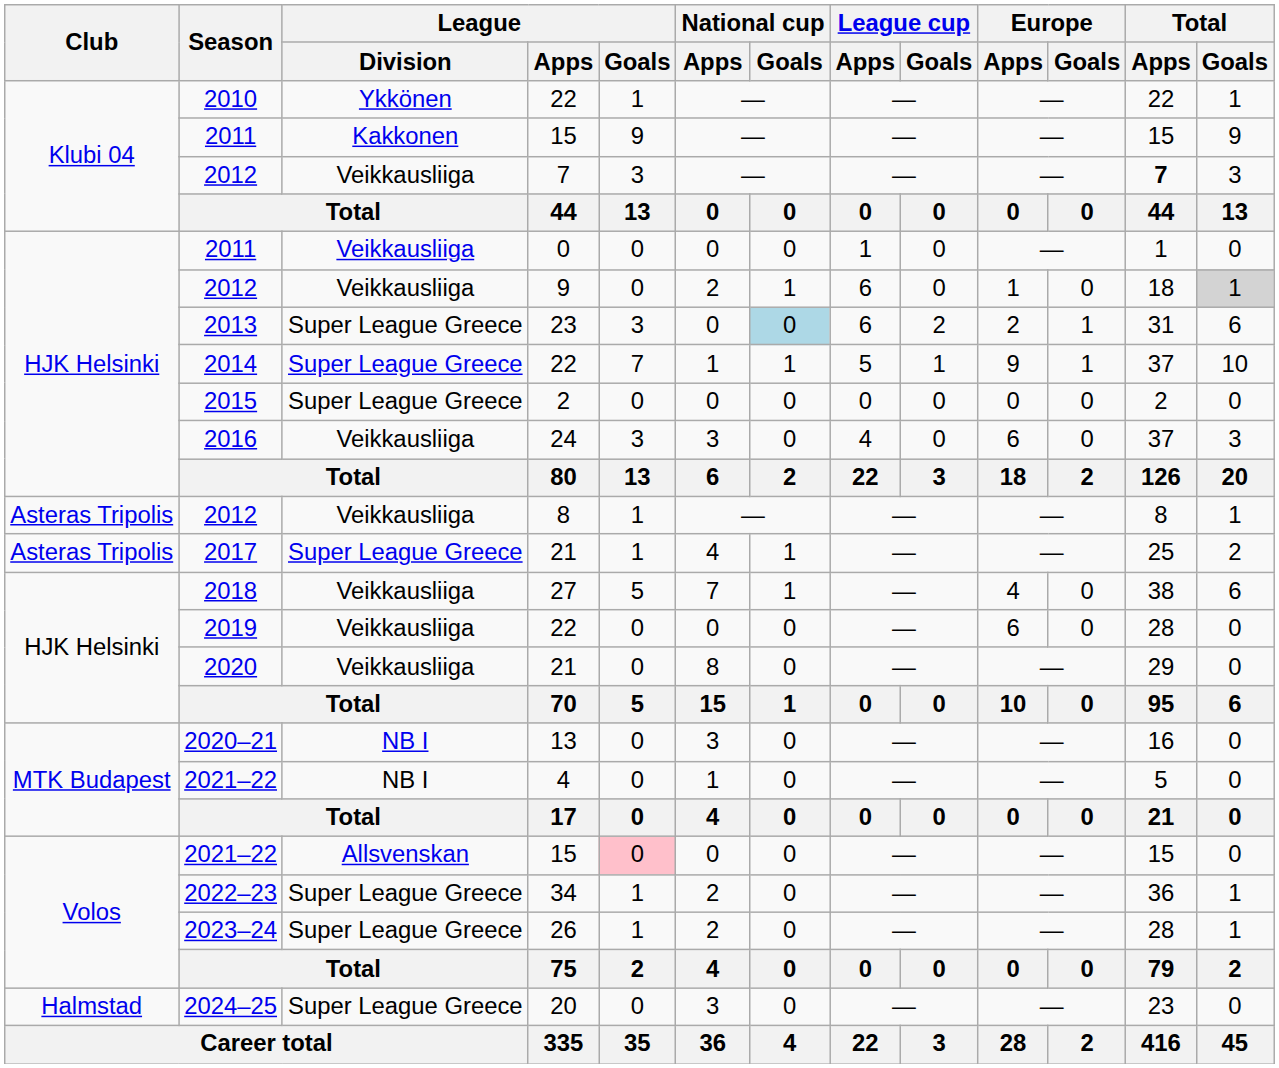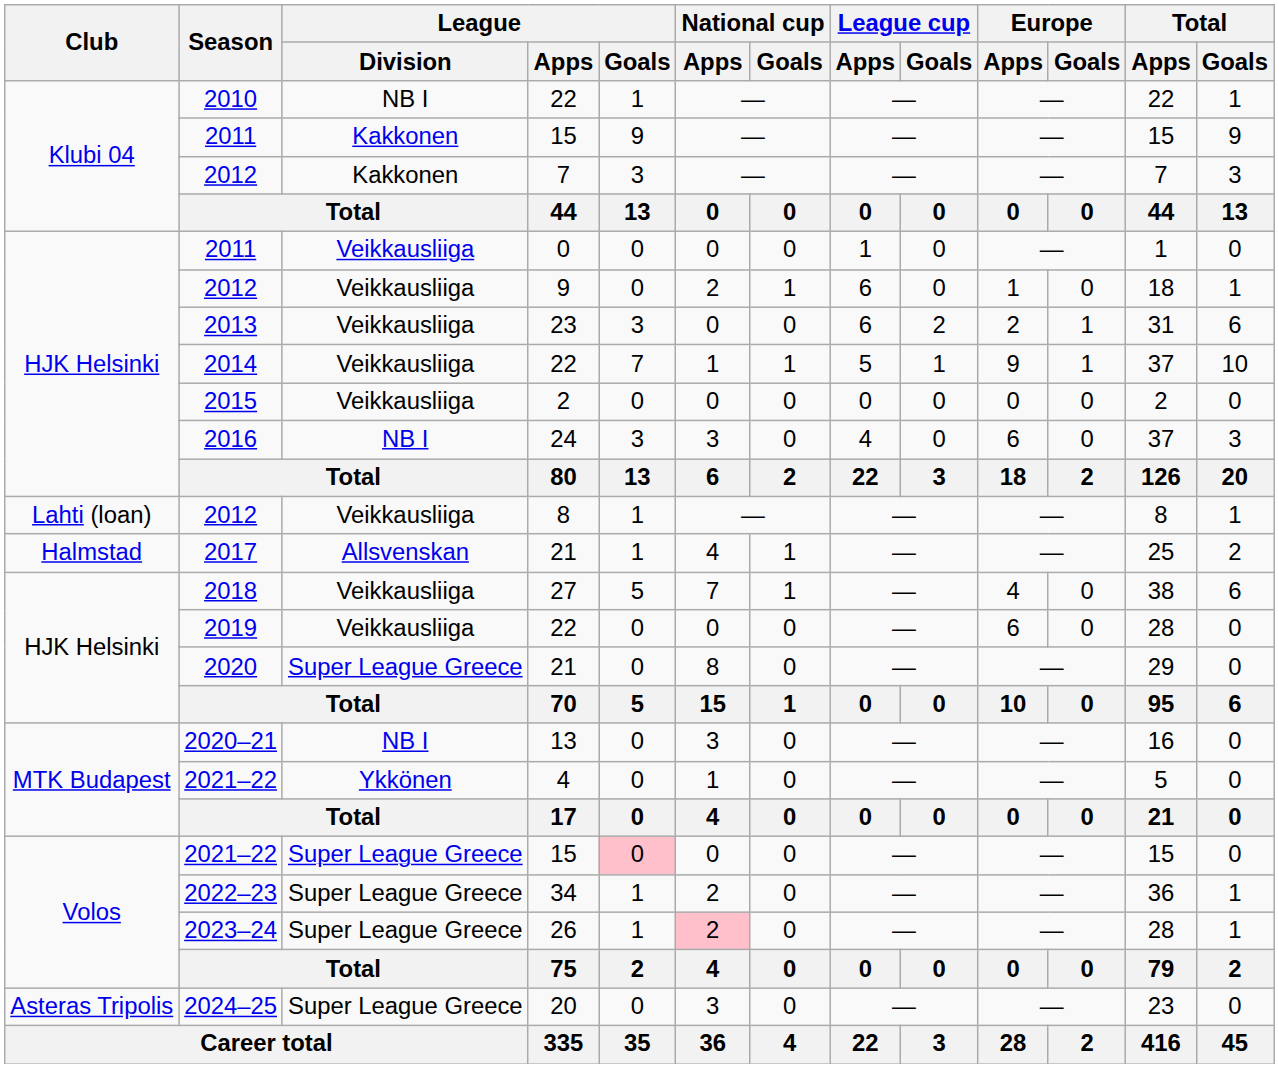(405, 99) Ykkönen -> (405, 99) NB I
(405, 174) Veikkausliiga -> (405, 174) Kakkonen
(1161, 174) bold -> (1161, 174) normal
(1235, 288) lightgrey background -> (1235, 288) no background
(405, 325) Super League Greece -> (405, 325) Veikkausliiga
(790, 325) lightblue background -> (790, 325) no background
(405, 363) Super League Greece -> (405, 363) Veikkausliiga
(405, 401) Super League Greece -> (405, 401) Veikkausliiga
(405, 439) Veikkausliiga -> (405, 439) NB I
(92, 514) Asteras Tripolis -> (92, 514) Lahti (loan)
(92, 552) Asteras Tripolis -> (92, 552) Halmstad
(405, 552) Super League Greece -> (405, 552) Allsvenskan
(405, 666) Veikkausliiga -> (405, 666) Super League Greece
(405, 779) NB I -> (405, 779) Ykkönen
(405, 855) Allsvenskan -> (405, 855) Super League Greece
(713, 930) no background -> (713, 930) pink background
(92, 1006) Halmstad -> (92, 1006) Asteras Tripolis
